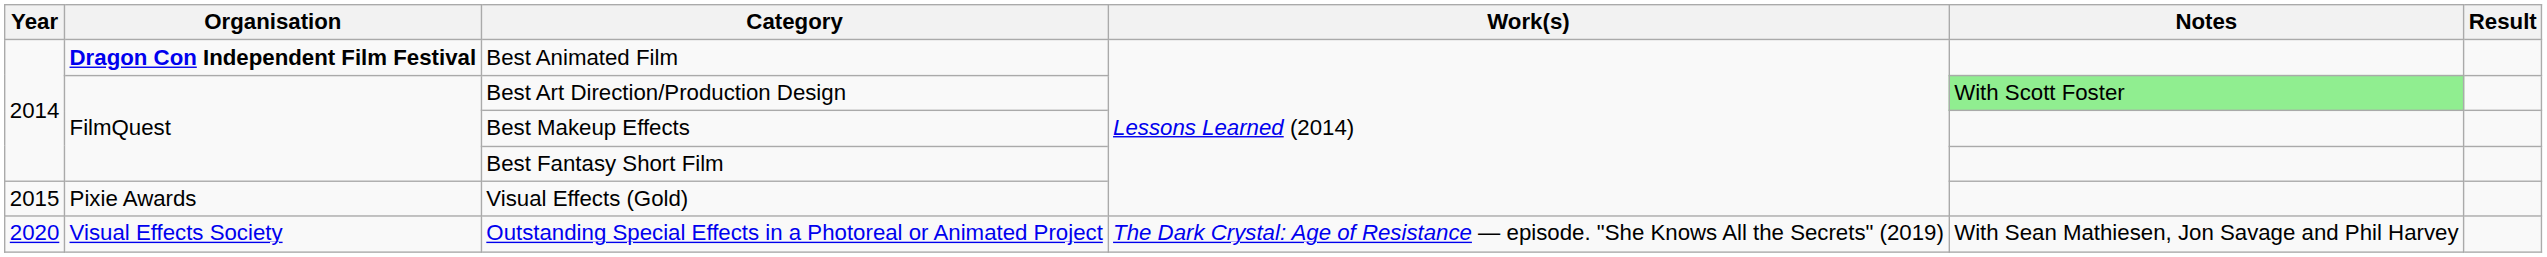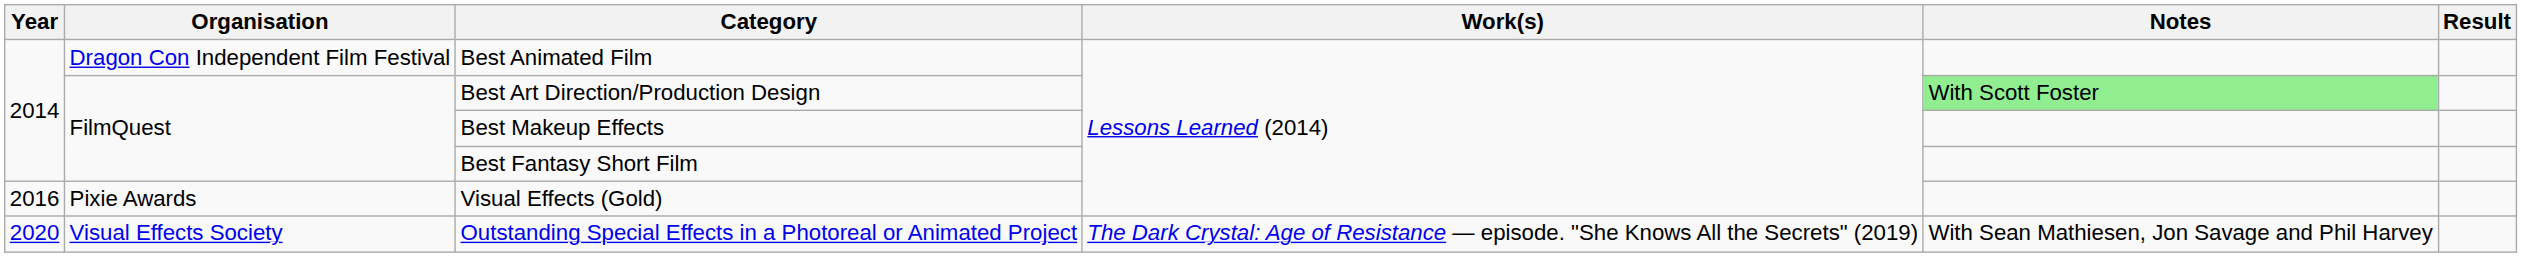(273, 57) bold -> (260, 57) normal
(35, 198) 2015 -> (35, 198) 2016
